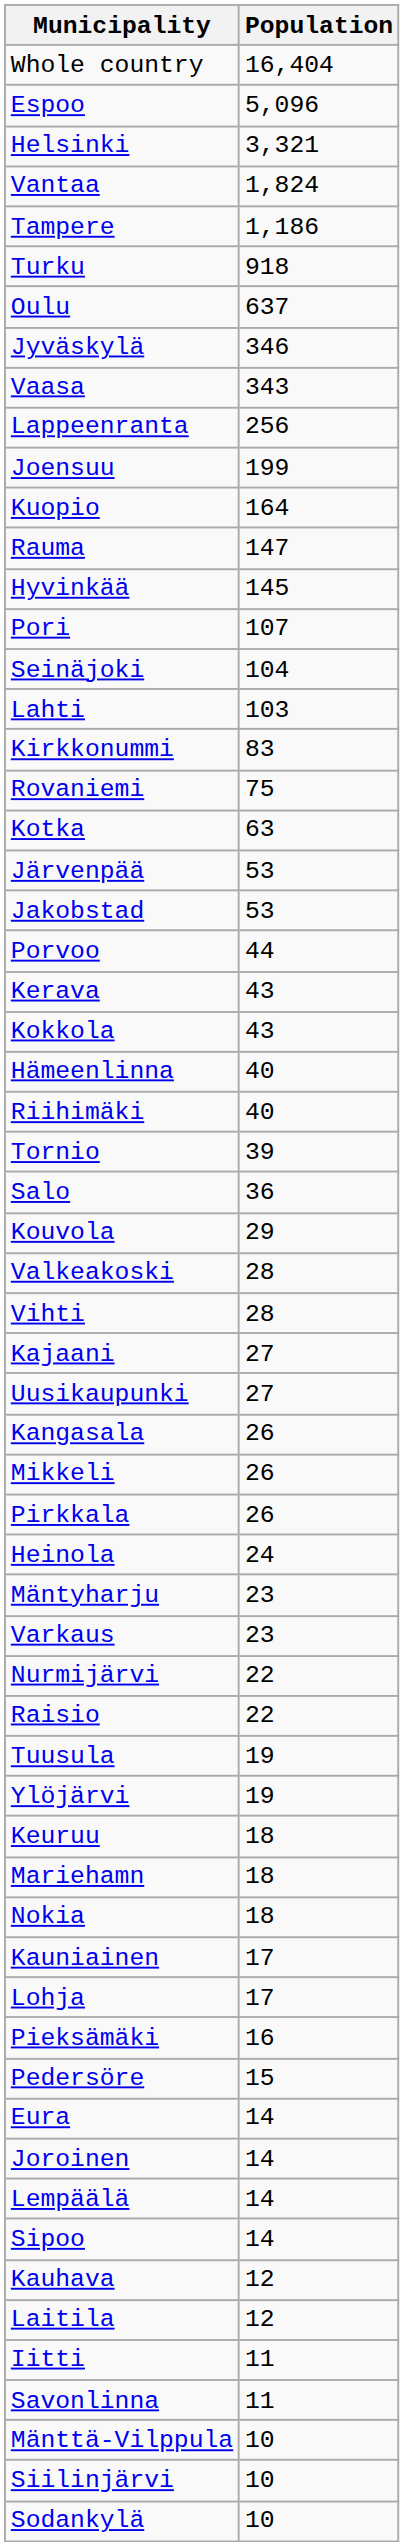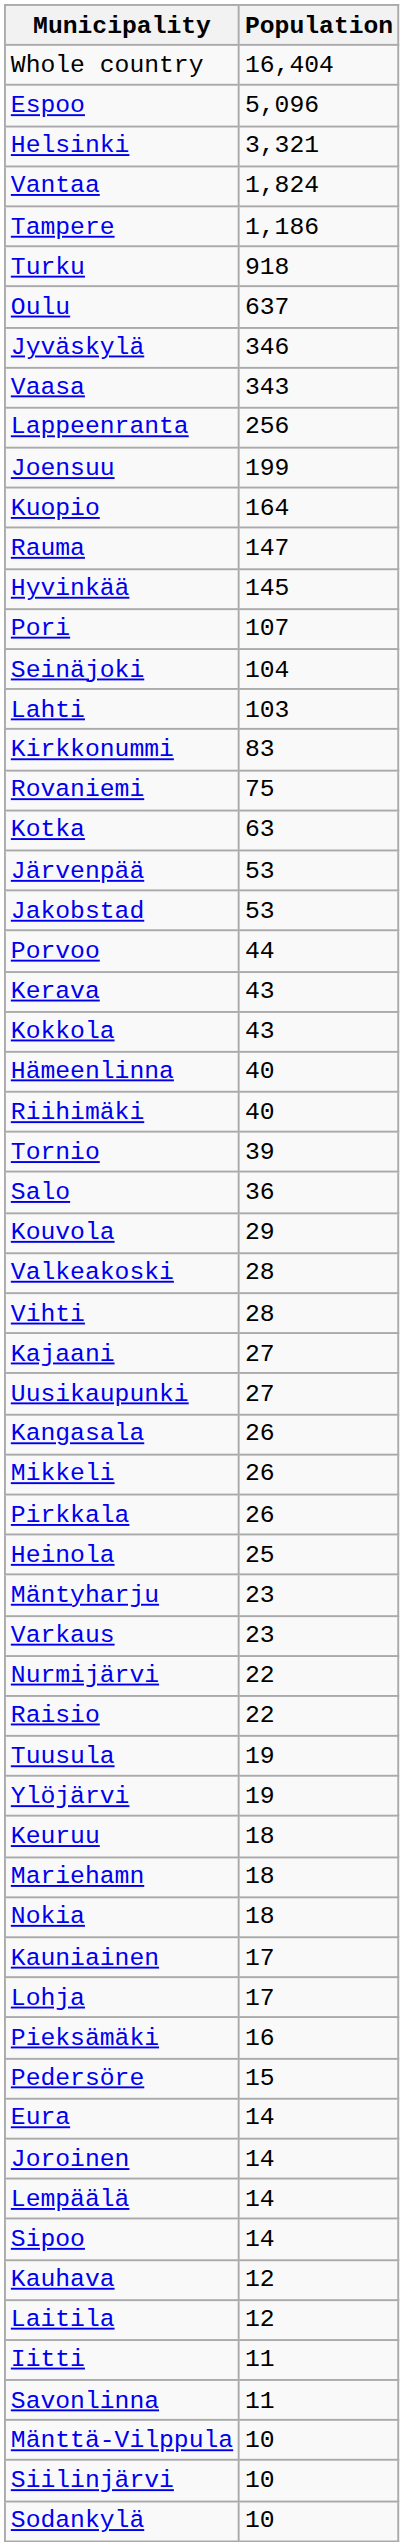(260, 1555) 24 -> (260, 1555) 25
